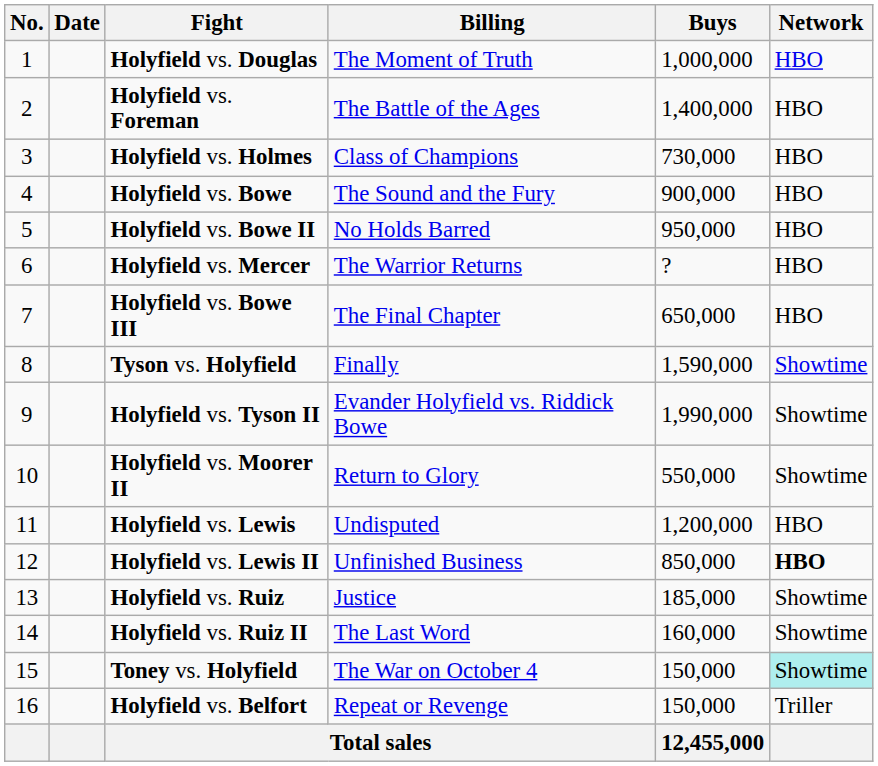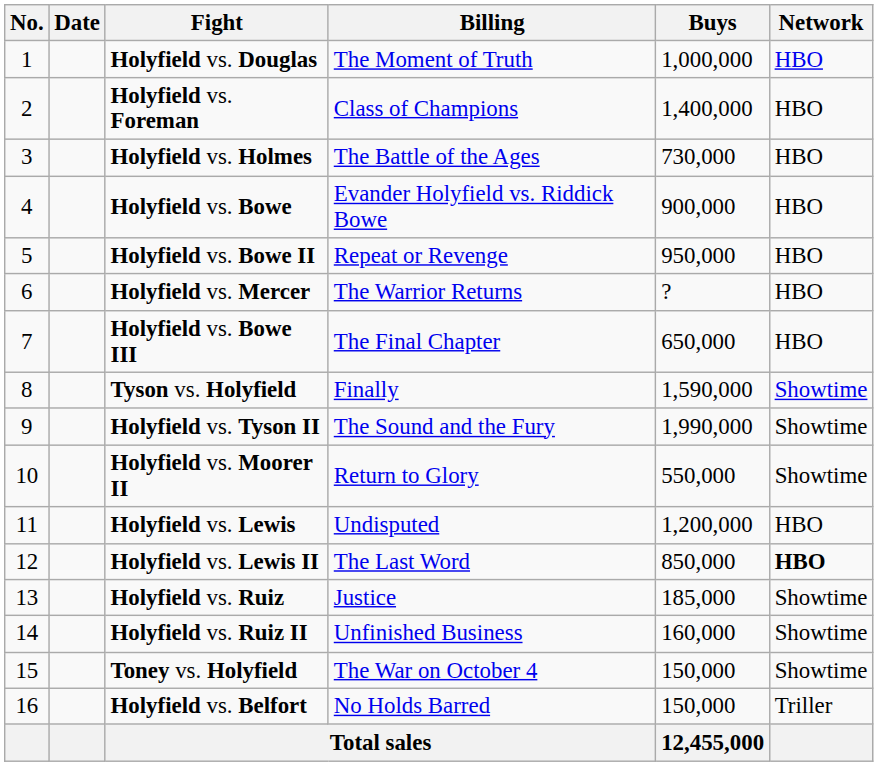(437, 108) The Battle of the Ages -> (426, 108) Class of Champions
(426, 157) Class of Champions -> (437, 157) The Battle of the Ages
(444, 193) The Sound and the Fury -> (474, 206) Evander Holyfield vs. Riddick Bowe
(412, 229) No Holds Barred -> (421, 255) Repeat or Revenge
(474, 413) Evander Holyfield vs. Riddick Bowe -> (444, 426) The Sound and the Fury
(428, 561) Unfinished Business -> (402, 561) The Last Word
(402, 633) The Last Word -> (428, 633) Unfinished Business
(821, 669) paleturquoise background -> (821, 669) no background
(421, 706) Repeat or Revenge -> (412, 706) No Holds Barred
